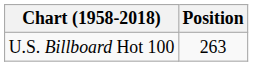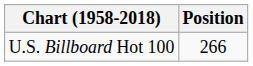(213, 46) 263 -> (213, 46) 266
